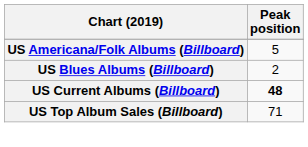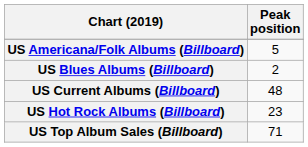(275, 91) bold -> (275, 91) normal
+ row: (126, 111)
